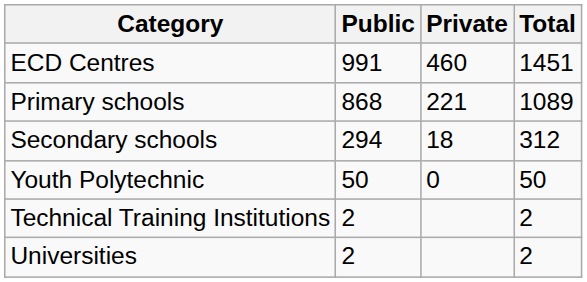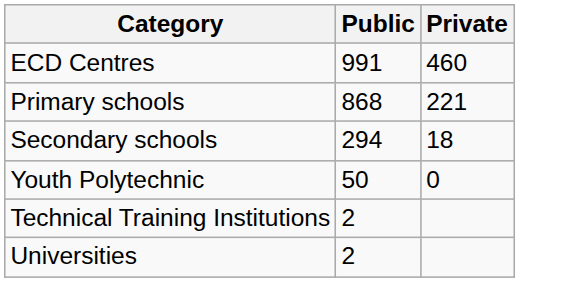- column: (547, 23)
